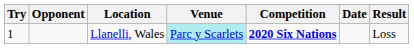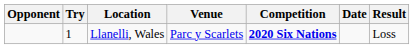columns swapped: (17, 14) <-> (58, 14)
(207, 33) paleturquoise background -> (207, 33) no background
